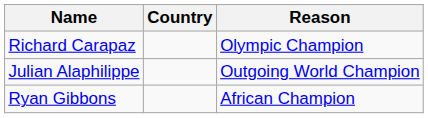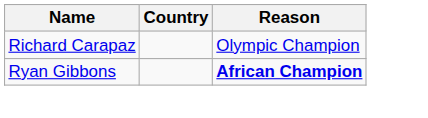- row: (74, 71)
(288, 98) normal -> (289, 71) bold
